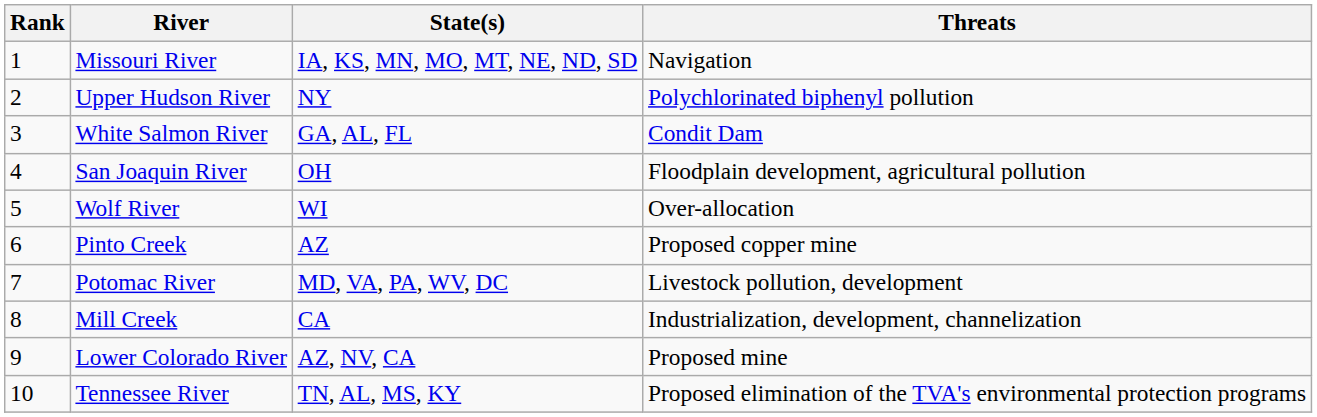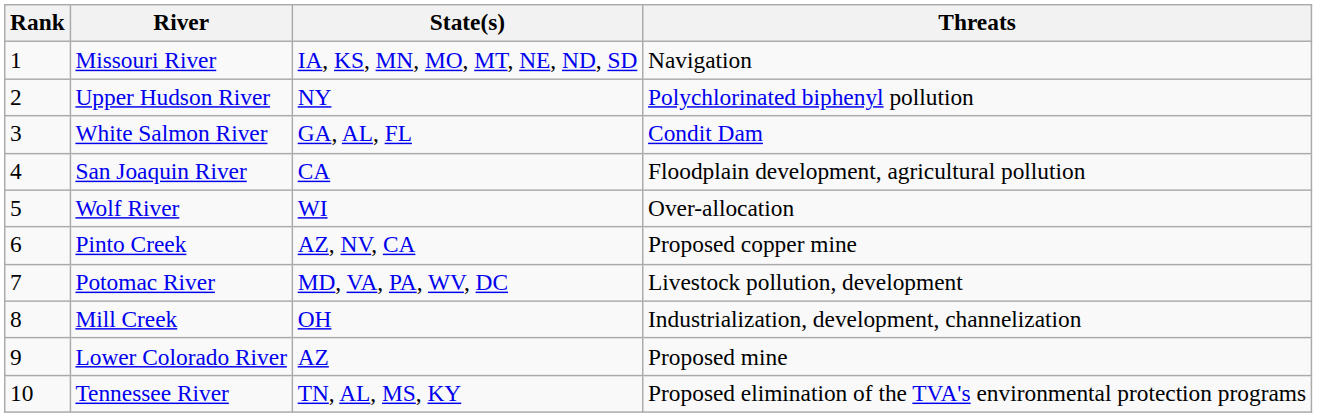(315, 171) OH -> (314, 171) CA
(313, 245) AZ -> (357, 245) AZ, NV, CA
(314, 319) CA -> (315, 319) OH
(357, 356) AZ, NV, CA -> (313, 356) AZ
